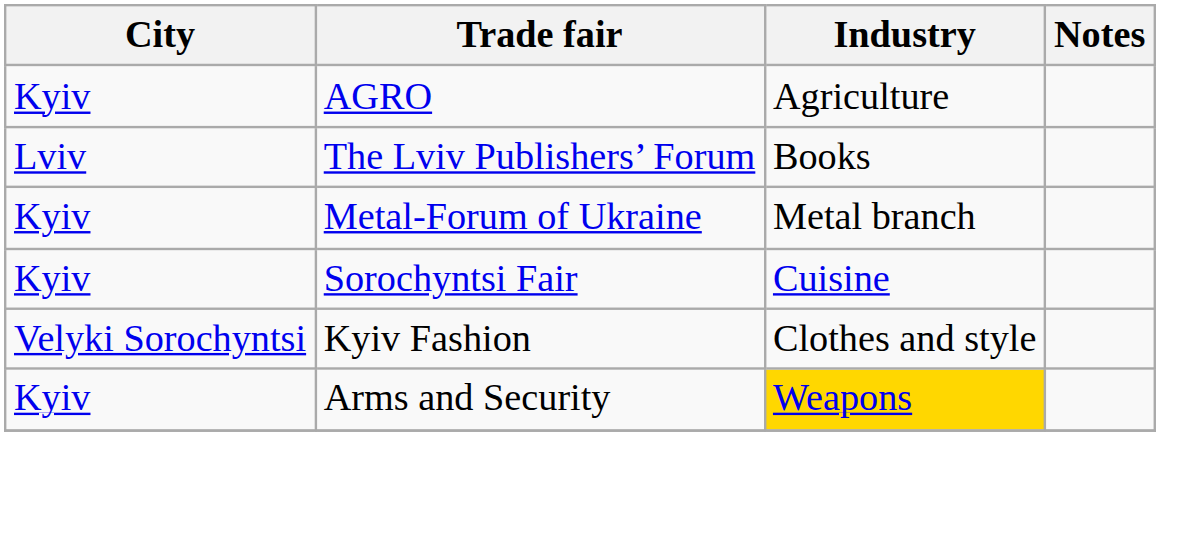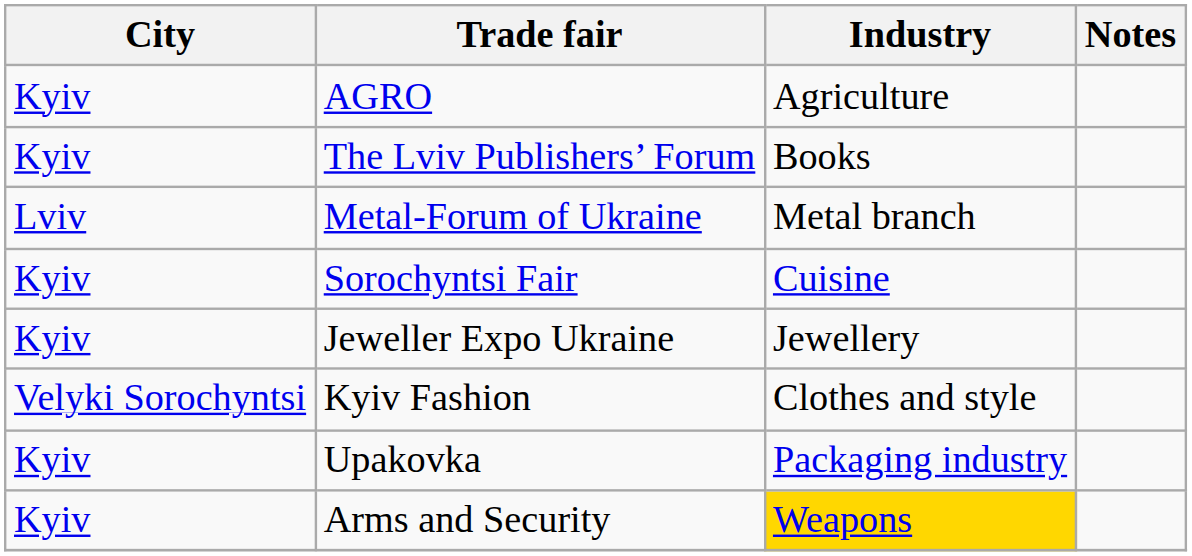(50, 156) Lviv -> (52, 156) Kyiv
(52, 216) Kyiv -> (50, 216) Lviv
+ row: (499, 338)
+ row: (402, 459)
